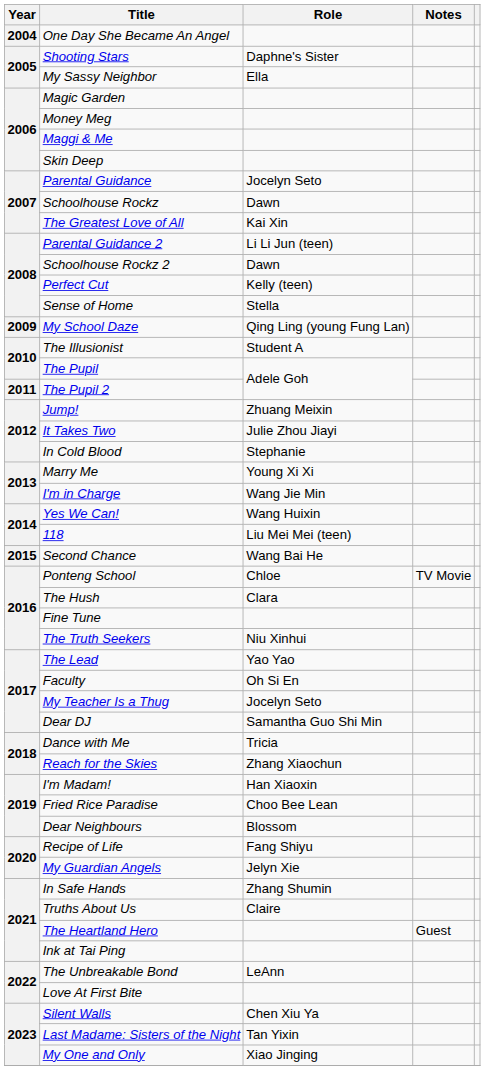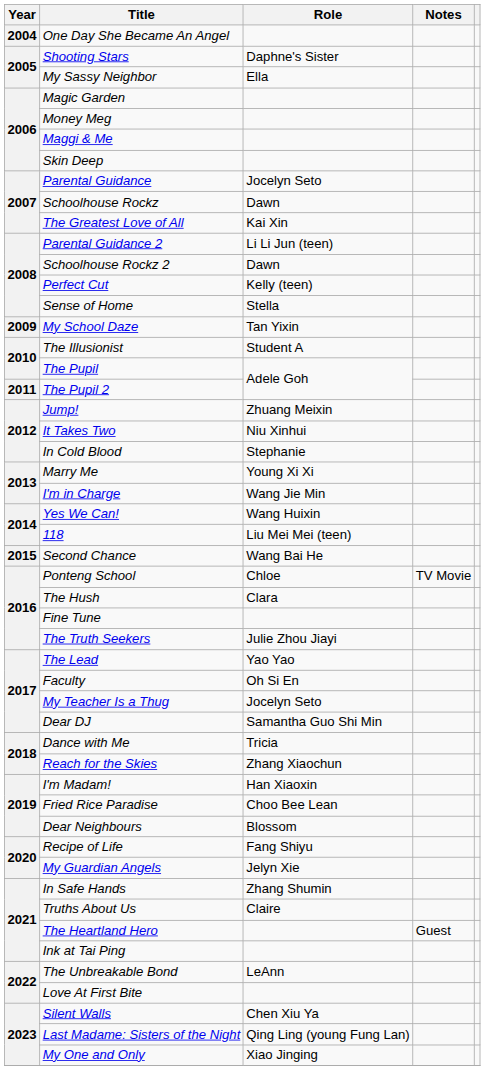(328, 327) Qing Ling (young Fung Lan) -> (273, 327) Tan Yixin
(292, 431) Julie Zhou Jiayi -> (276, 431) Niu Xinhui
(276, 639) Niu Xinhui -> (292, 639) Julie Zhou Jiayi
(273, 1034) Tan Yixin -> (328, 1034) Qing Ling (young Fung Lan)
